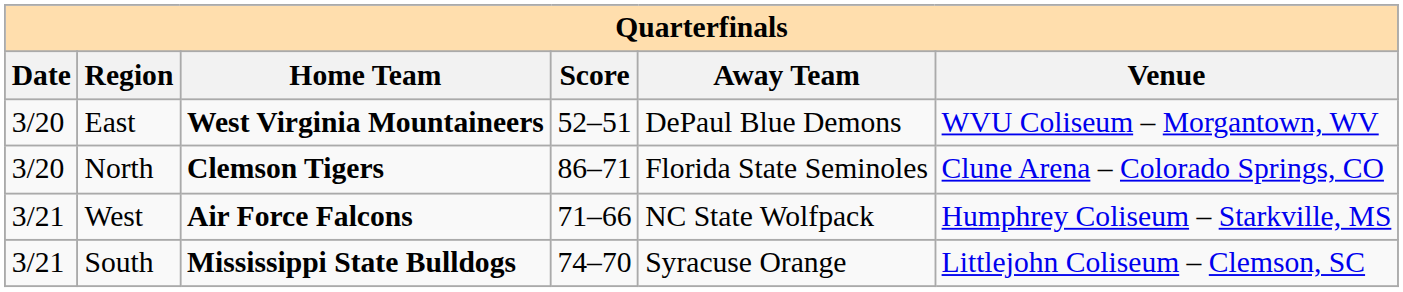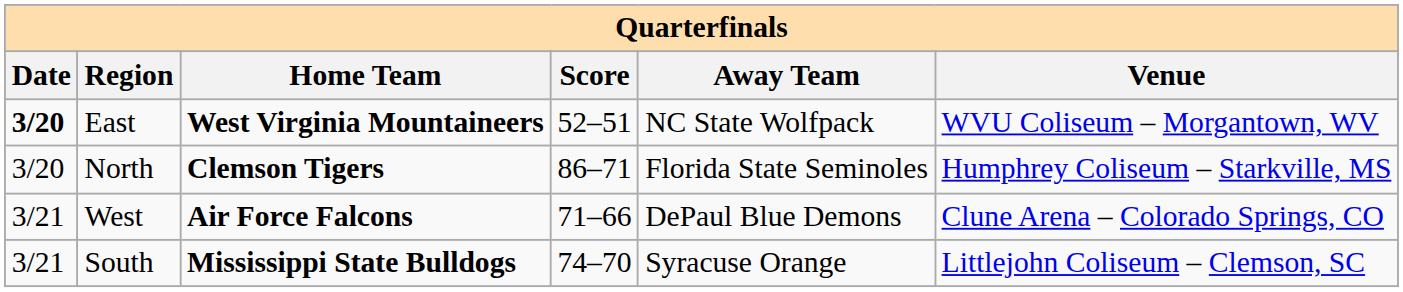(38, 121) normal -> (38, 121) bold
(773, 121) DePaul Blue Demons -> (760, 121) NC State Wolfpack
(1163, 168) Clune Arena – Colorado Springs, CO -> (1166, 168) Humphrey Coliseum – Starkville, MS
(760, 215) NC State Wolfpack -> (773, 215) DePaul Blue Demons
(1166, 215) Humphrey Coliseum – Starkville, MS -> (1163, 215) Clune Arena – Colorado Springs, CO
